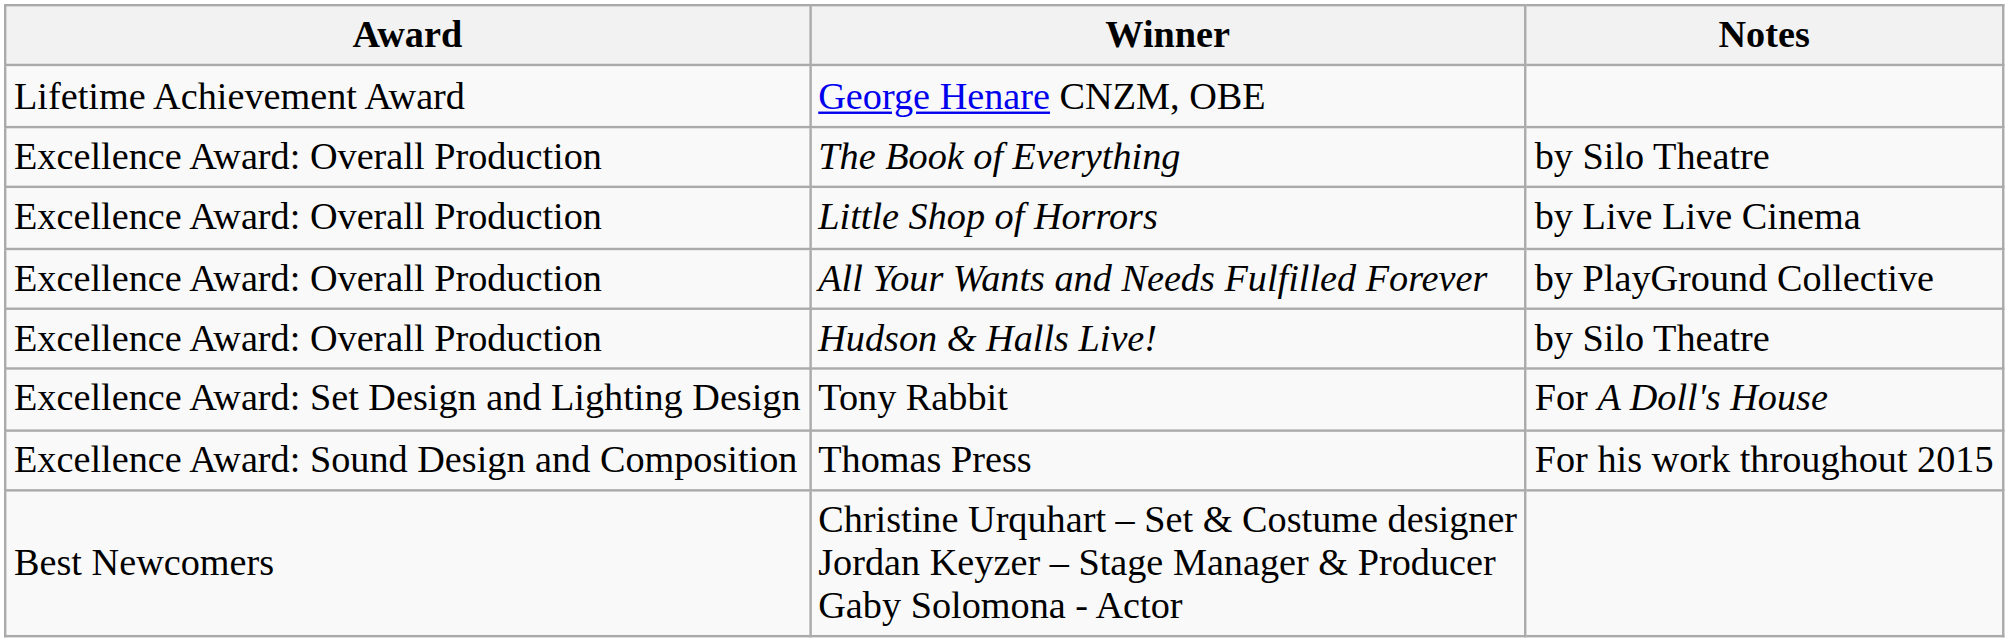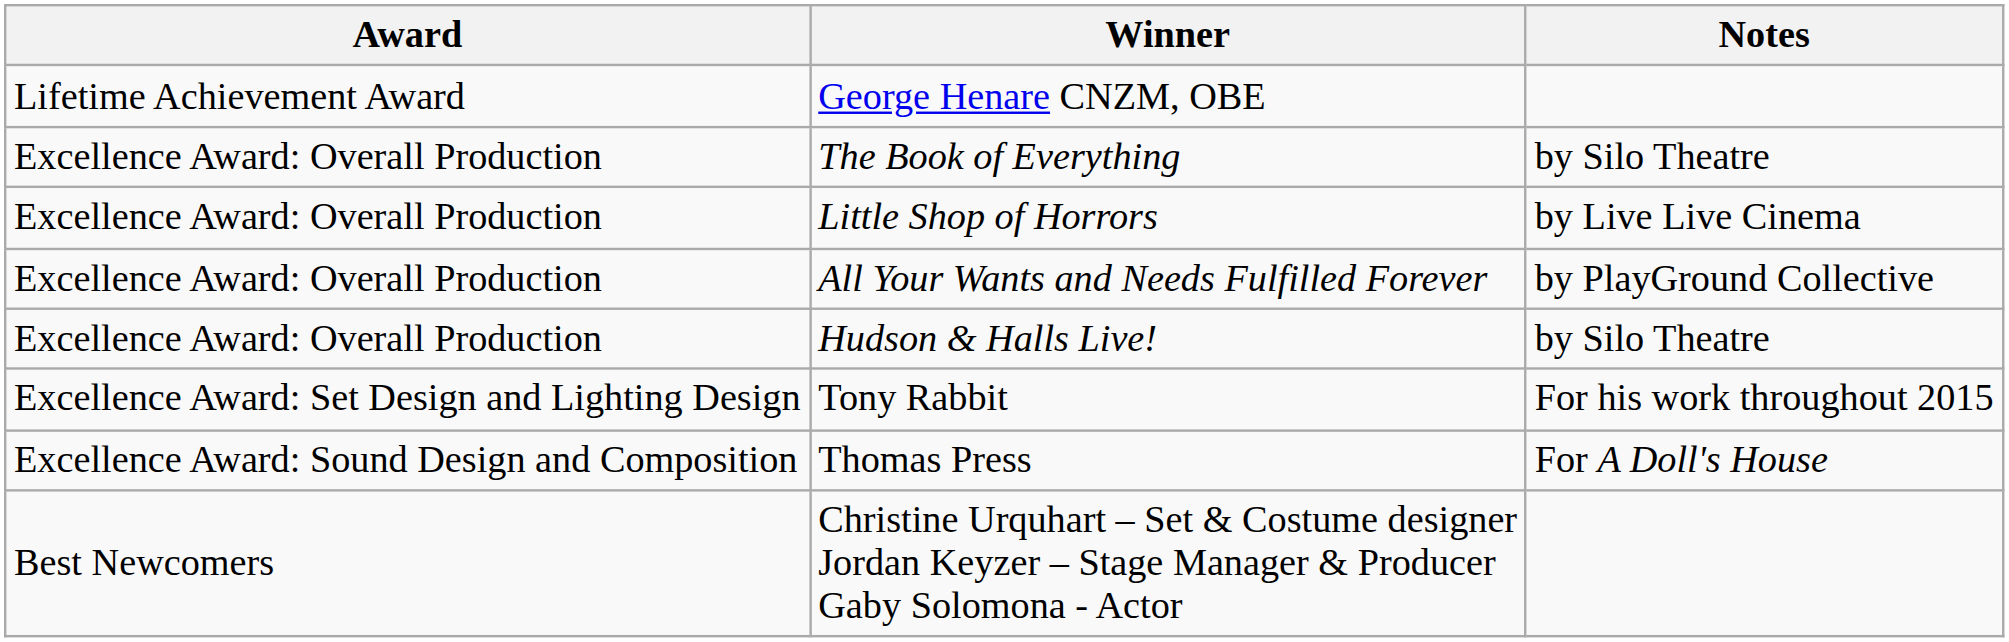(1681, 398) For A Doll's House -> (1764, 398) For his work throughout 2015
(1764, 459) For his work throughout 2015 -> (1681, 459) For A Doll's House
